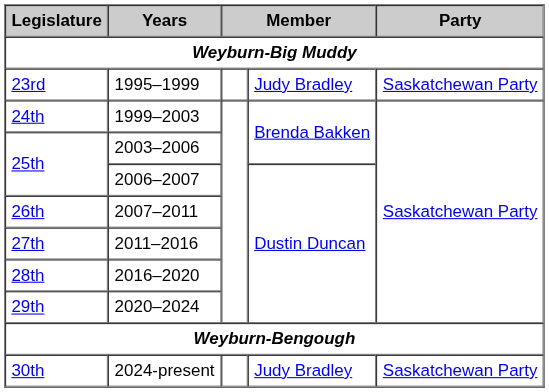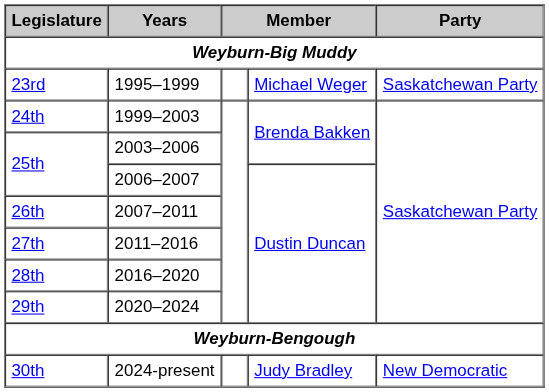(303, 84) Judy Bradley -> (311, 84) Michael Weger
(460, 370) Saskatchewan Party -> (445, 370) New Democratic
